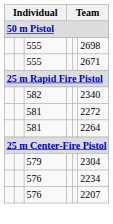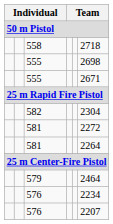+ row: (9, 46)
(90, 95) 2340 -> (90, 112) 2304
(90, 161) 2304 -> (90, 178) 2464
